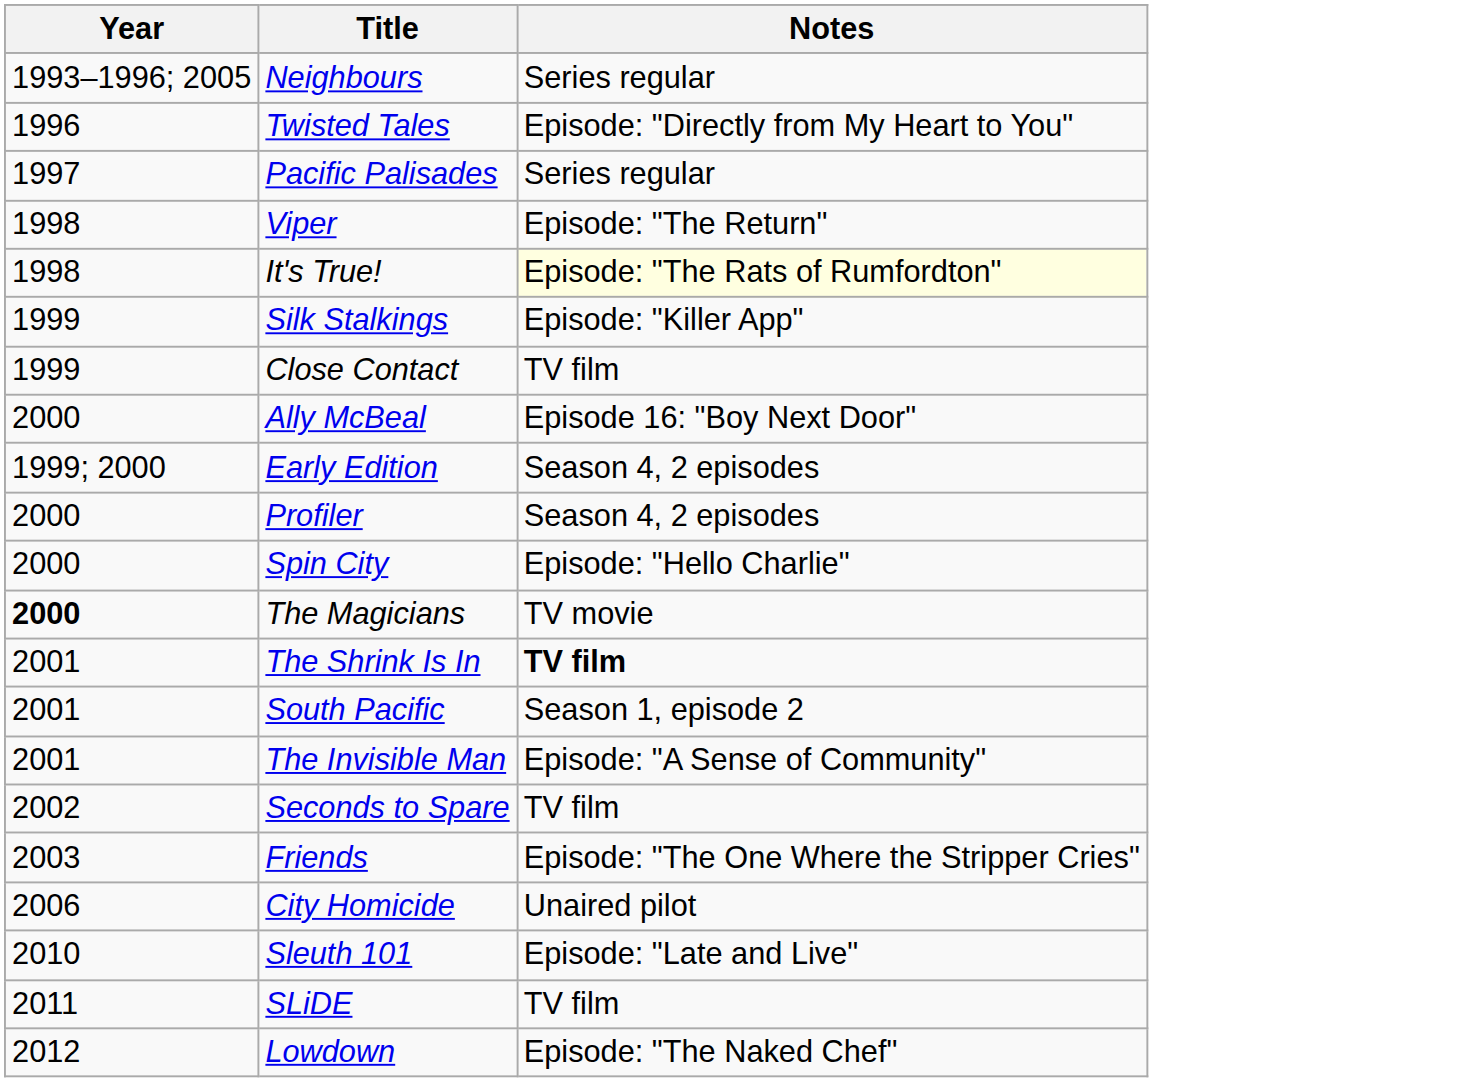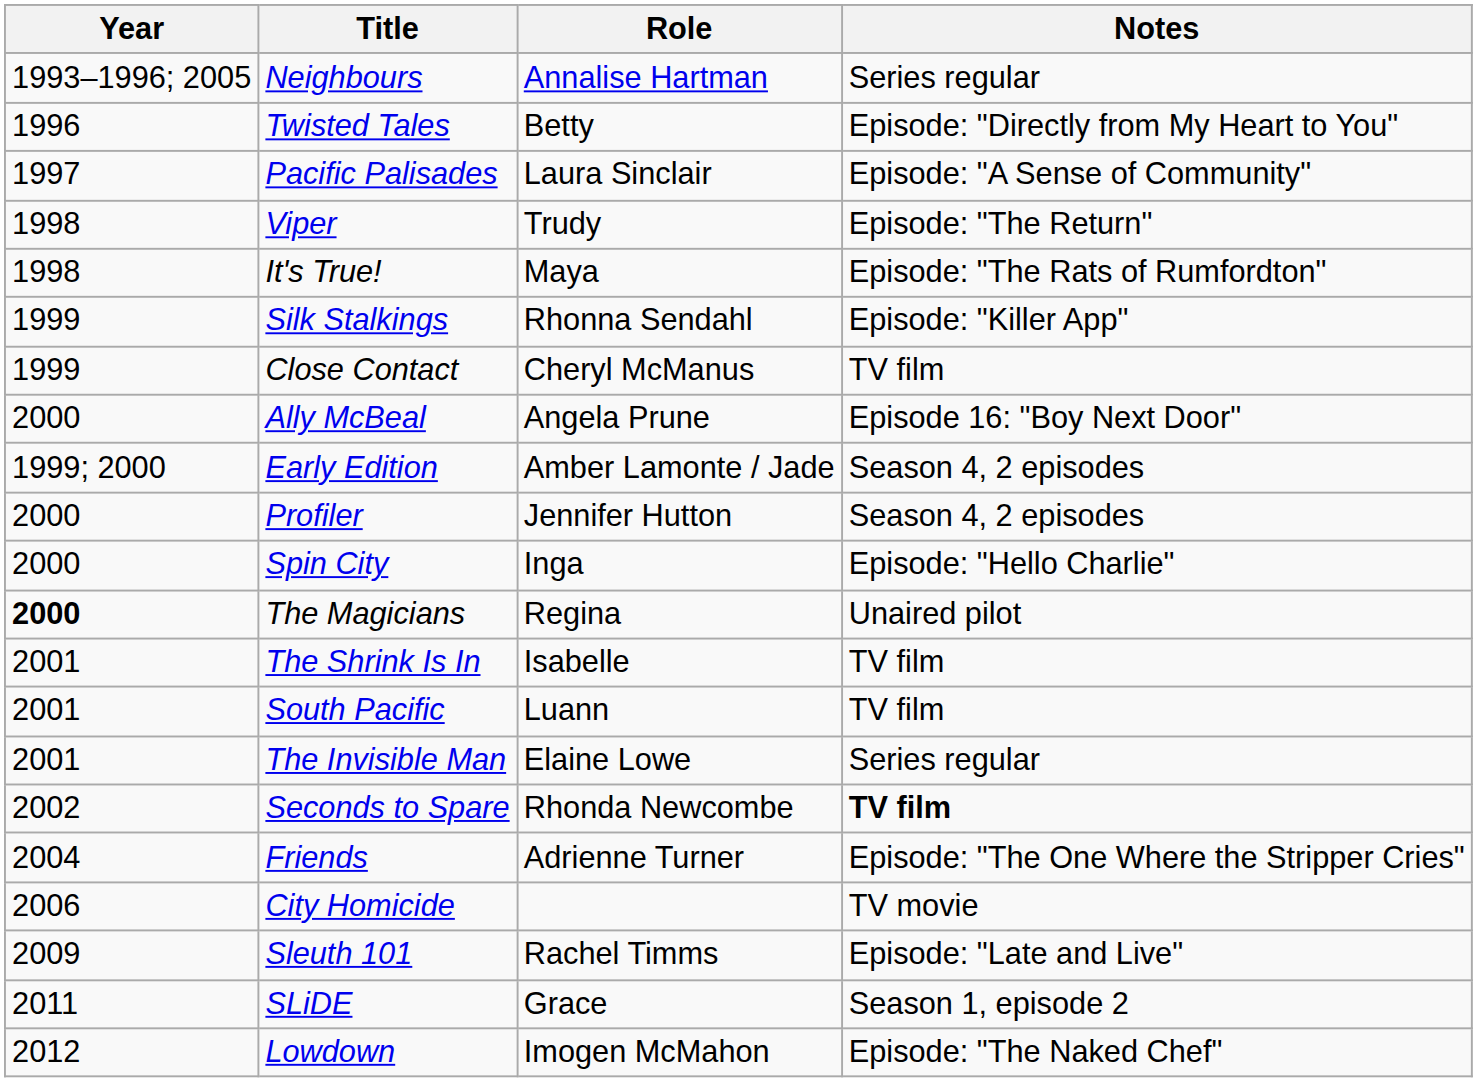+ column: (679, 28)
(619, 175) Series regular -> (1080, 175) Episode: "A Sense of Community"
(763, 272) lightyellow background -> (1088, 272) no background
(589, 613) TV movie -> (935, 613) Unaired pilot
(575, 662) bold -> (897, 662) normal
(664, 710) Season 1, episode 2 -> (897, 710) TV film
(755, 759) Episode: "A Sense of Community" -> (944, 759) Series regular
(572, 808) normal -> (900, 808) bold
(46, 857) 2003 -> (46, 857) 2004
(610, 905) Unaired pilot -> (914, 905) TV movie
(46, 954) 2010 -> (46, 954) 2009
(572, 1003) TV film -> (989, 1003) Season 1, episode 2
